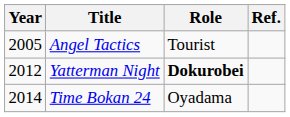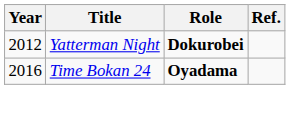- row: (95, 44)
(25, 97) 2014 -> (25, 71) 2016
(200, 97) normal -> (202, 71) bold
